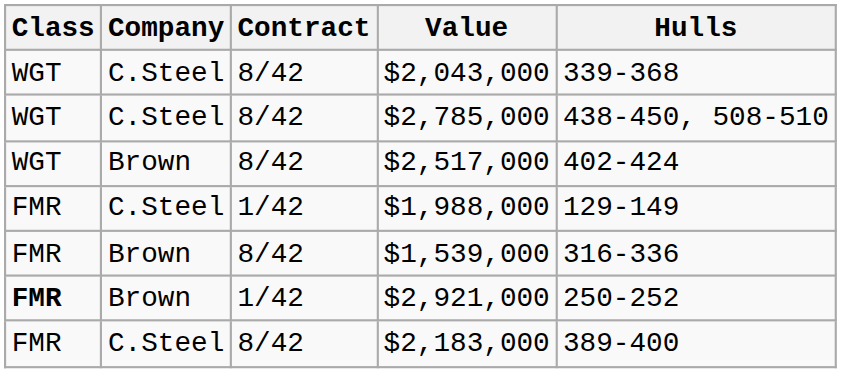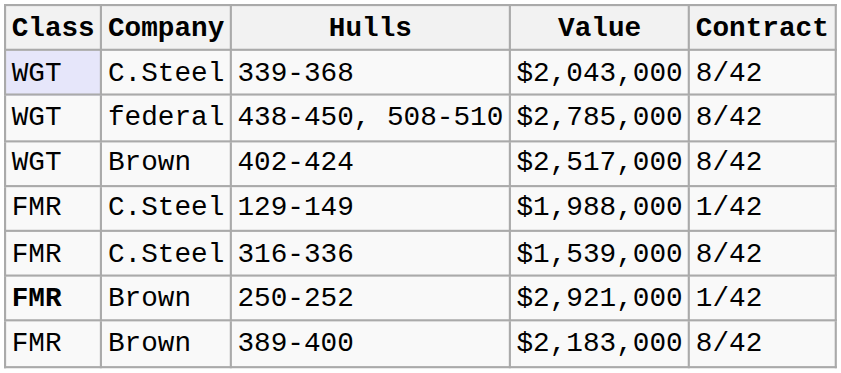columns swapped: (304, 28) <-> (696, 28)
(37, 73) no background -> (37, 73) lavender background
(166, 118) C.Steel -> (166, 118) federal
(149, 253) Brown -> (166, 253) C.Steel
(166, 344) C.Steel -> (149, 344) Brown
